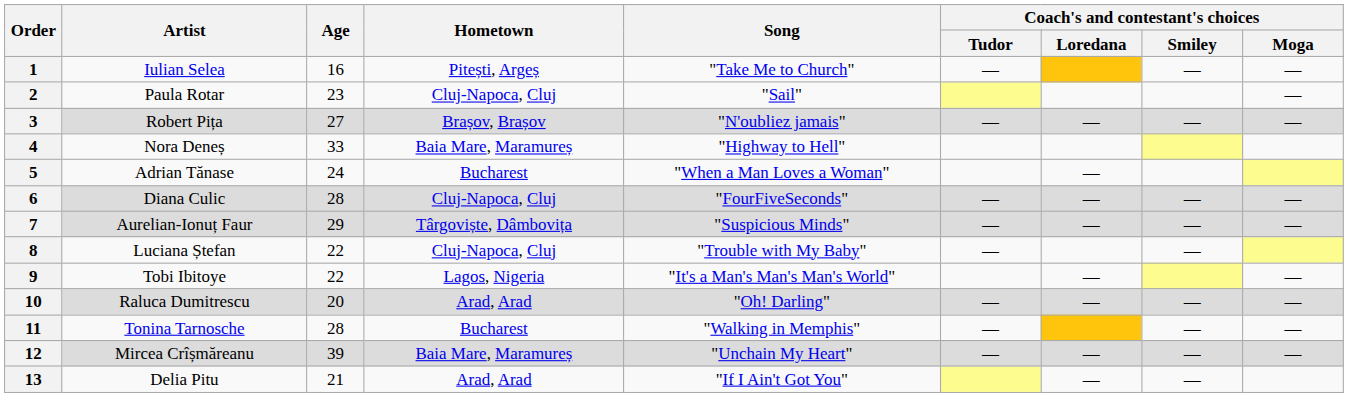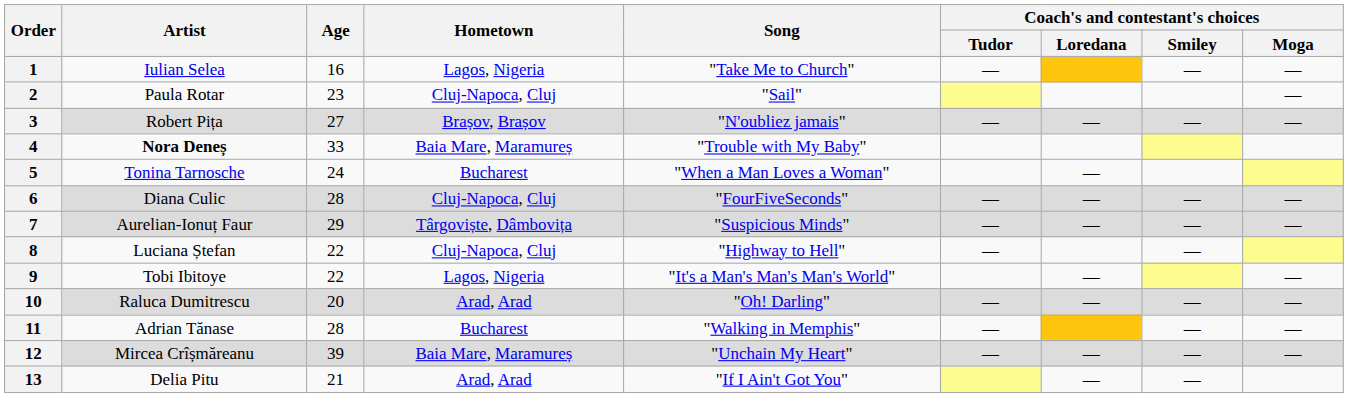(494, 69) Pitești, Argeș -> (494, 69) Lagos, Nigeria
(184, 147) normal -> (184, 147) bold
(782, 147) "Highway to Hell" -> (782, 147) "Trouble with My Baby"
(184, 172) Adrian Tănase -> (184, 172) Tonina Tarnosche
(782, 250) "Trouble with My Baby" -> (782, 250) "Highway to Hell"
(184, 327) Tonina Tarnosche -> (184, 327) Adrian Tănase
